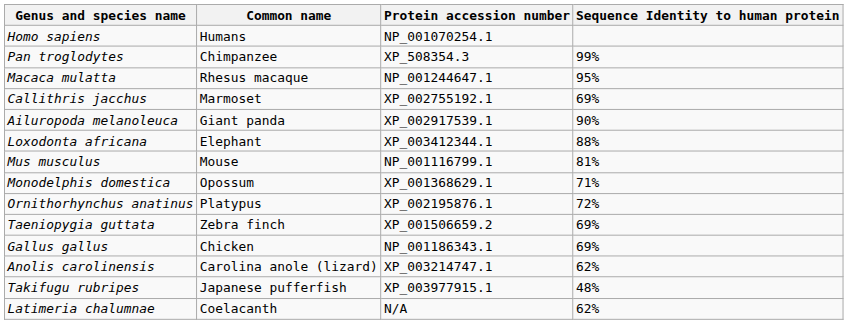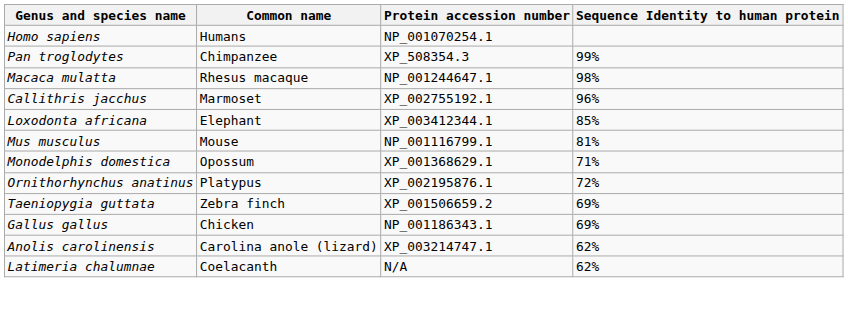(588, 78) 95% -> (588, 78) 98%
(588, 99) 69% -> (588, 99) 96%
- row: (93, 120)
(588, 141) 88% -> (588, 120) 85%
- row: (73, 288)
